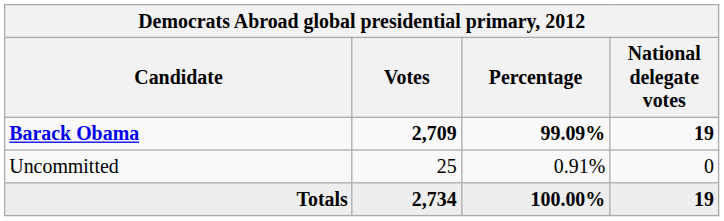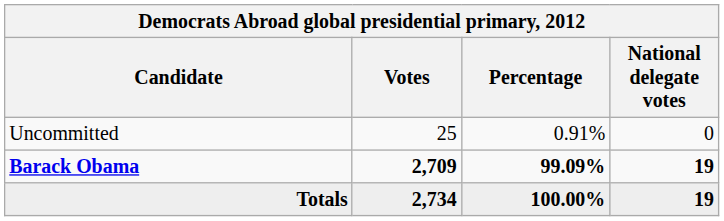rows swapped: (74, 133) <-> (64, 166)
